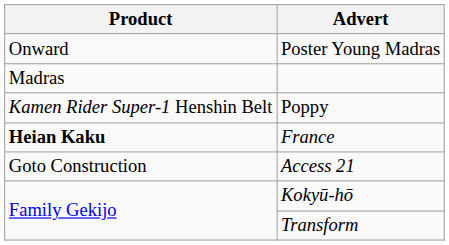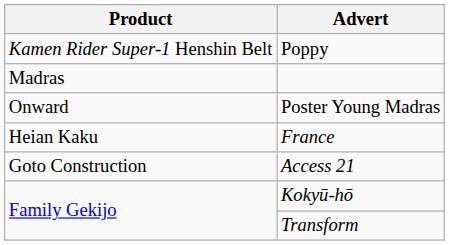rows swapped: (305, 107) <-> (361, 48)
(57, 136) bold -> (53, 136) normal
